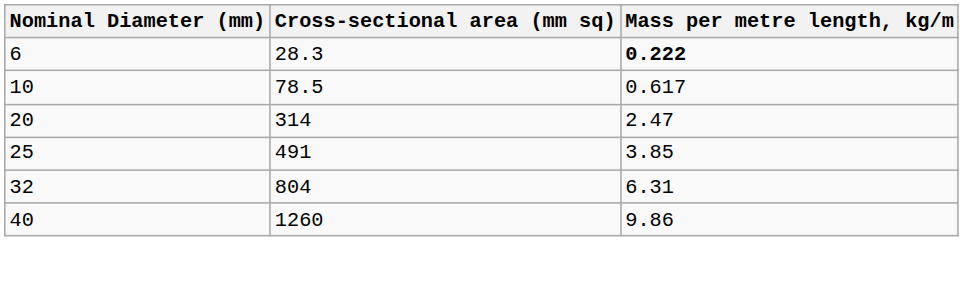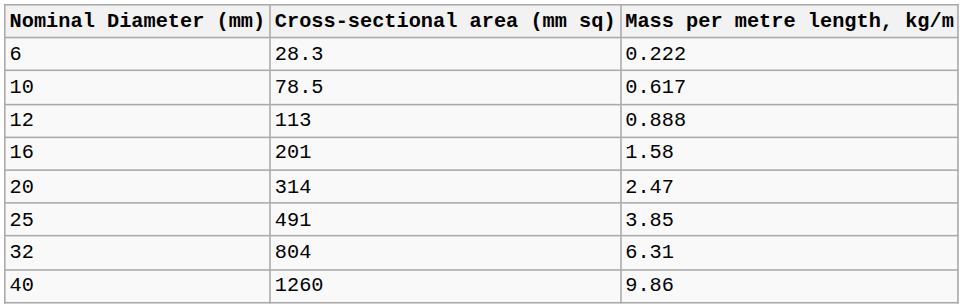(656, 54) bold -> (656, 54) normal
+ row: (22, 120)
+ row: (22, 154)
